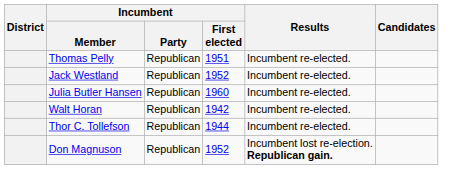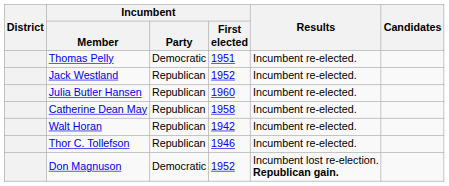(173, 59) Republican -> (179, 59) Democratic
+ row: (98, 110)
(217, 127) 1944 -> (223, 144) 1946
(173, 150) Republican -> (179, 167) Democratic
